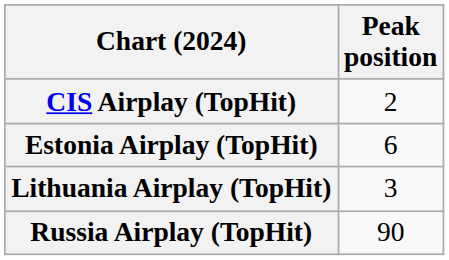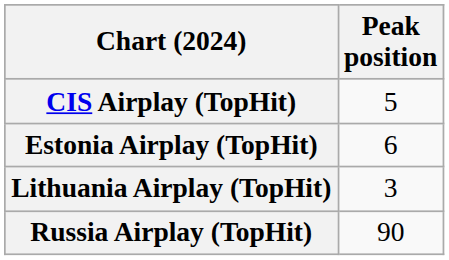(391, 100) 2 -> (391, 100) 5
